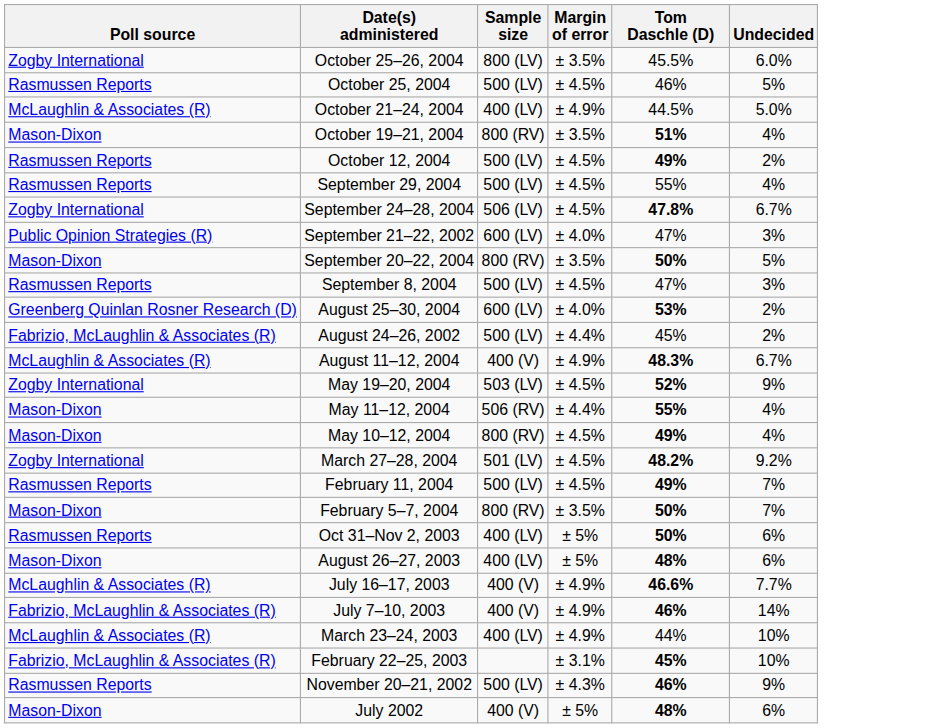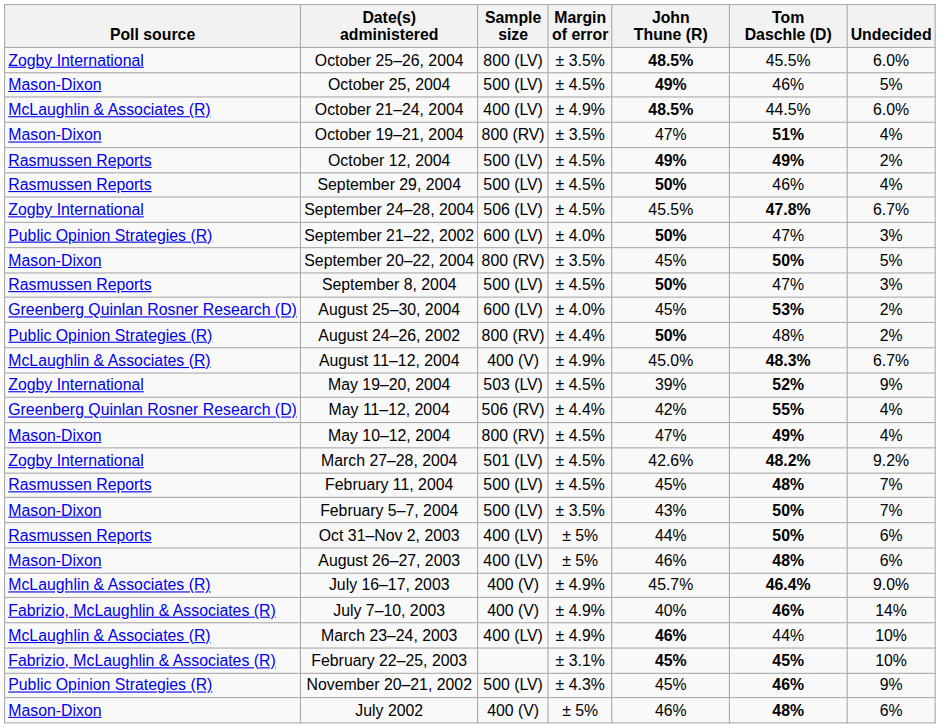+ column: (671, 26)
(80, 85) Rasmussen Reports -> (55, 85) Mason-Dixon
(774, 110) 5.0% -> (891, 110) 6.0%
(671, 185) 55% -> (788, 185) 46%
(142, 335) Fabrizio, McLaughlin & Associates (R) -> (110, 335) Public Opinion Strategies (R)
(513, 335) 500 (LV) -> (513, 335) 800 (RV)
(671, 335) 45% -> (788, 335) 48%
(55, 410) Mason-Dixon -> (153, 410) Greenberg Quinlan Rosner Research (D)
(671, 486) 49% -> (788, 486) 48%
(513, 511) 800 (RV) -> (513, 511) 500 (LV)
(671, 586) 46.6% -> (788, 586) 46.4%
(774, 586) 7.7% -> (891, 586) 9.0%
(80, 686) Rasmussen Reports -> (110, 686) Public Opinion Strategies (R)
